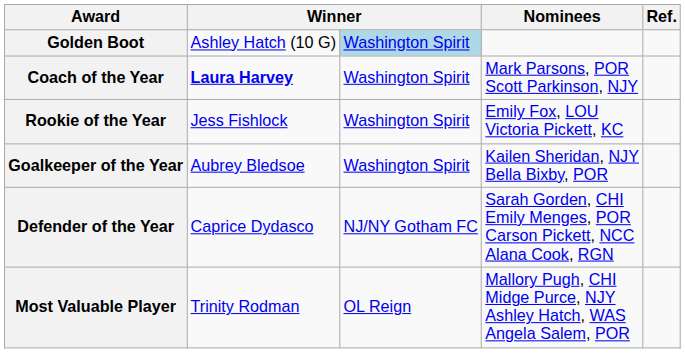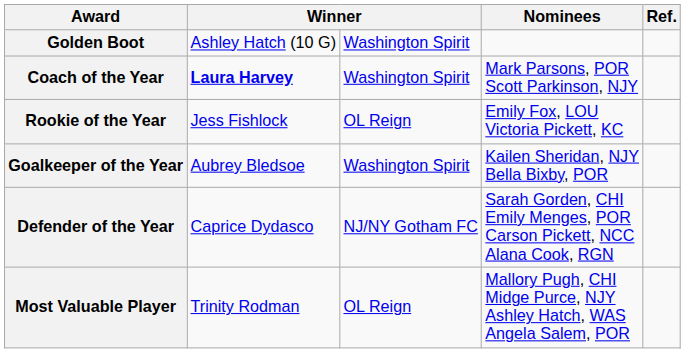(407, 42) lightblue background -> (407, 42) no background
(407, 121) Washington Spirit -> (377, 121) OL Reign
